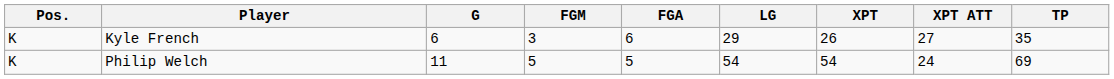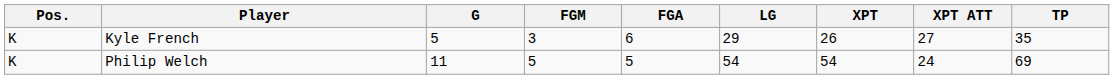(434, 39) 6 -> (434, 39) 5
